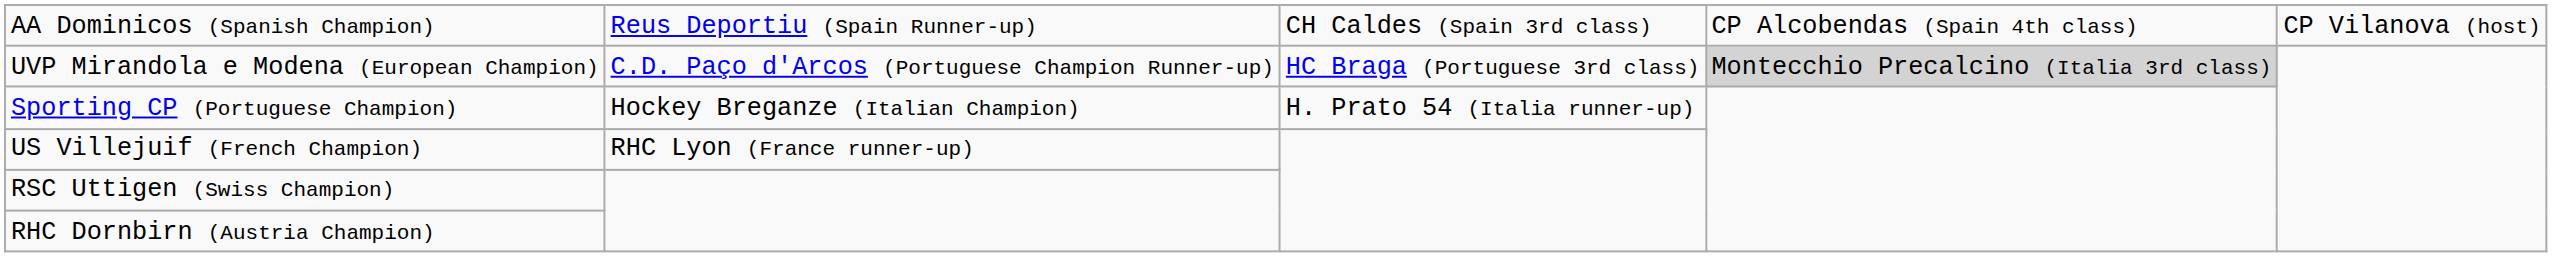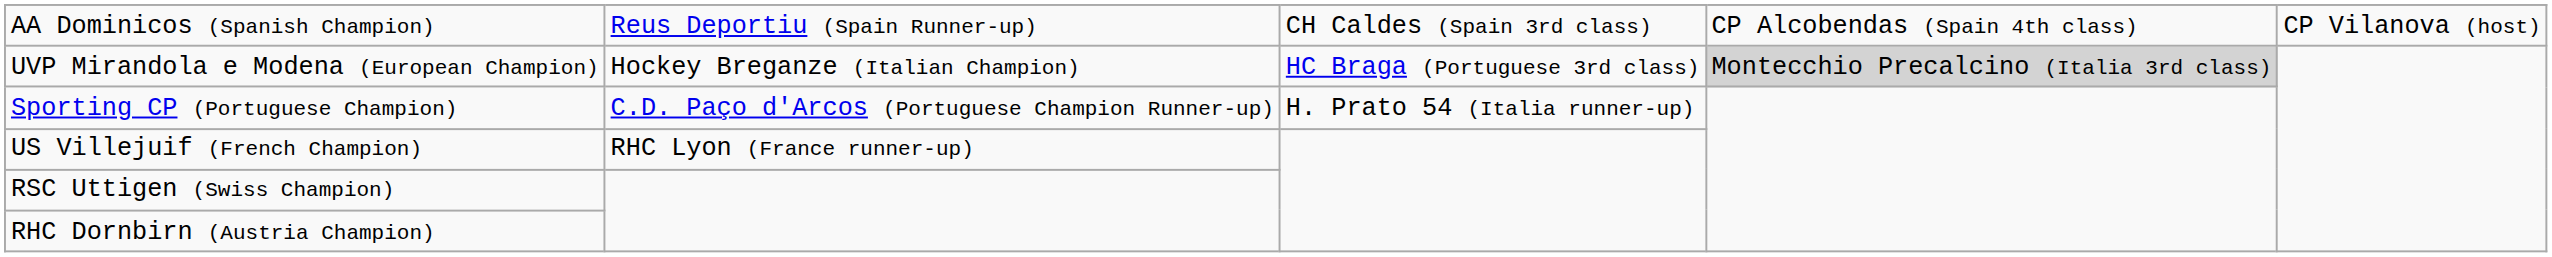(942, 67) C.D. Paço d'Arcos (Portuguese Champion Runner-up) -> (845, 67) Hockey Breganze (Italian Champion)
(845, 108) Hockey Breganze (Italian Champion) -> (942, 108) C.D. Paço d'Arcos (Portuguese Champion Runner-up)
